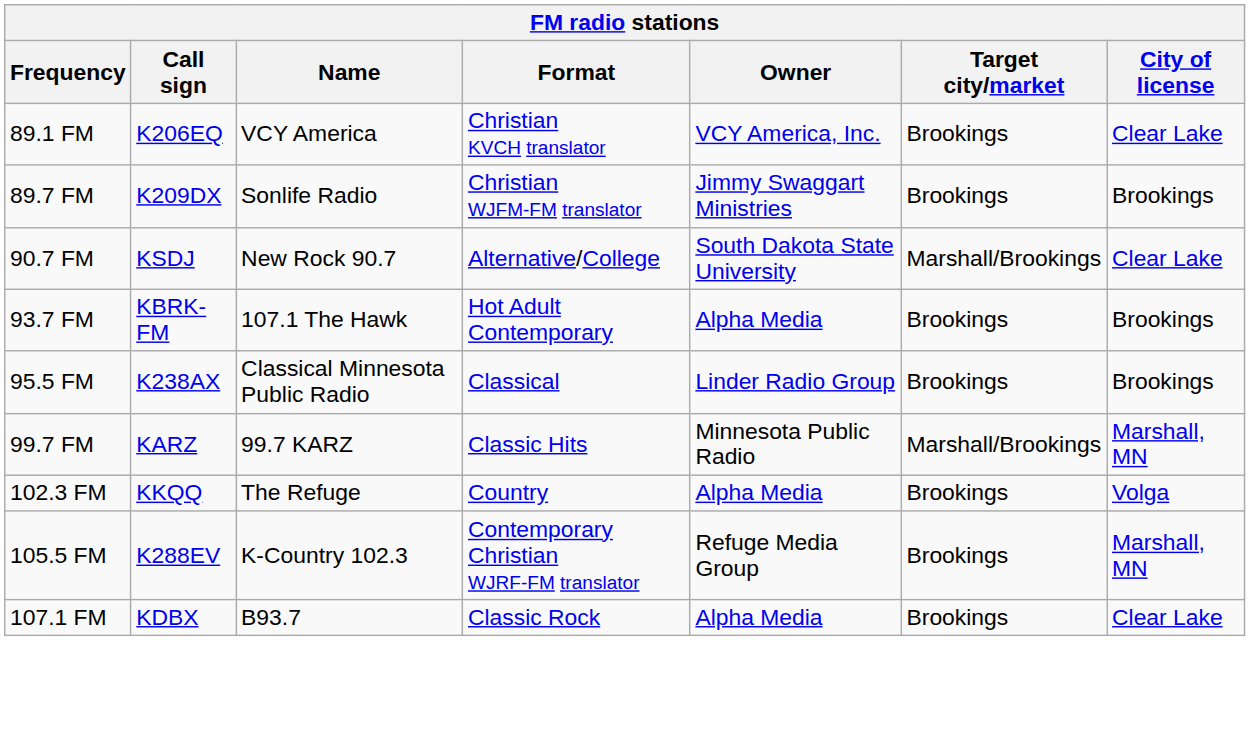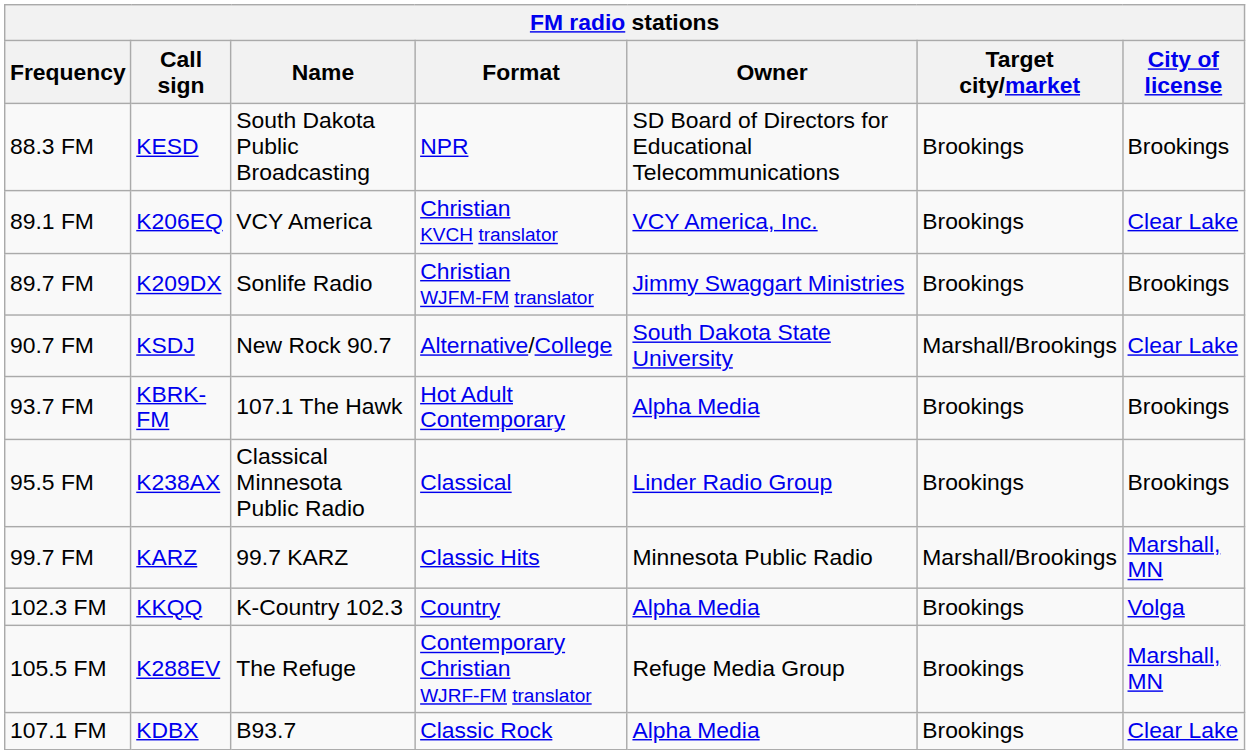+ row: (52, 146)
(301, 493) The Refuge -> (320, 606) K-Country 102.3
(324, 555) K-Country 102.3 -> (296, 668) The Refuge
